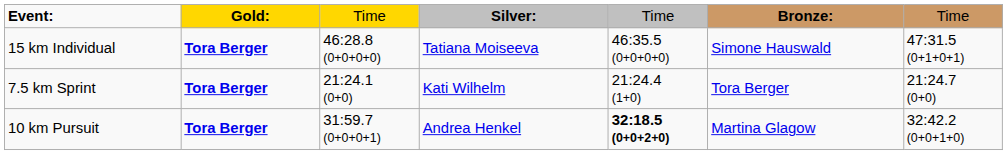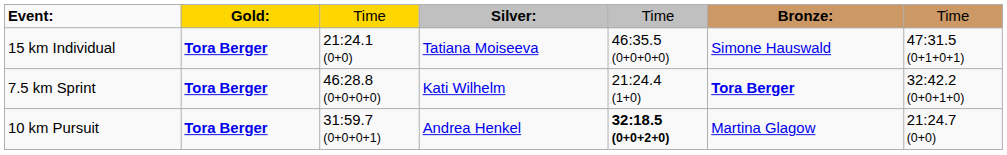(352, 48) 46:28.8 (0+0+0+0) -> (348, 48) 21:24.1 (0+0)
(348, 88) 21:24.1 (0+0) -> (352, 88) 46:28.8 (0+0+0+0)
(750, 88) normal -> (753, 88) bold
(932, 88) 21:24.7 (0+0) -> (936, 88) 32:42.2 (0+0+1+0)
(936, 128) 32:42.2 (0+0+1+0) -> (932, 128) 21:24.7 (0+0)
